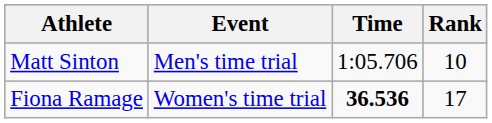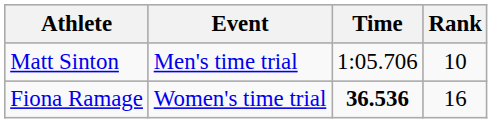(455, 99) 17 -> (455, 99) 16
